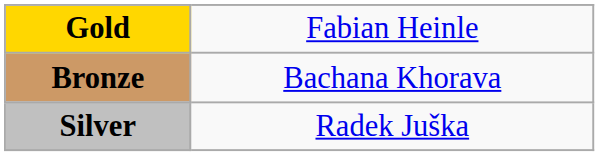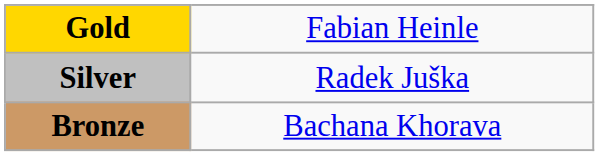rows swapped: (98, 125) <-> (98, 77)
